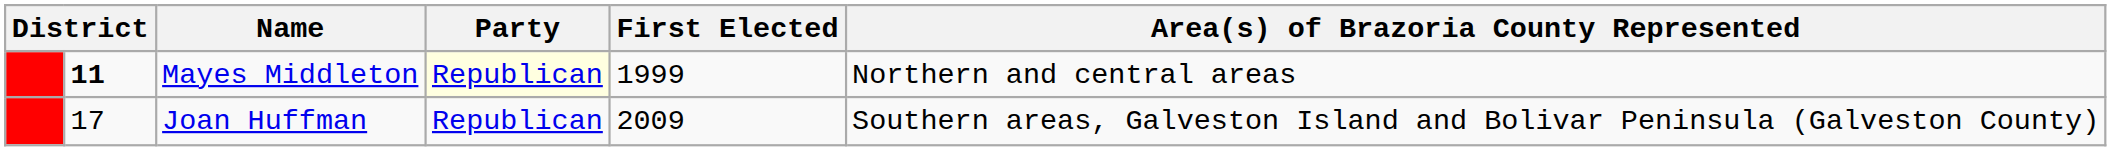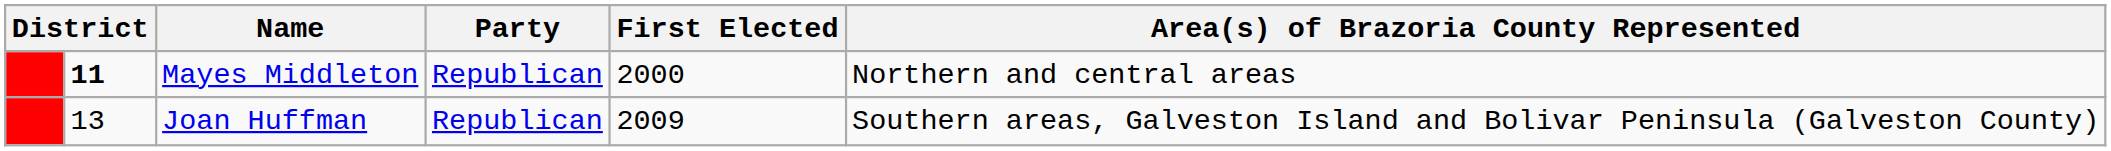(517, 75) lightyellow background -> (517, 75) no background
(651, 75) 1999 -> (651, 75) 2000
(88, 121) 17 -> (88, 121) 13
